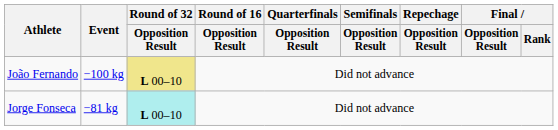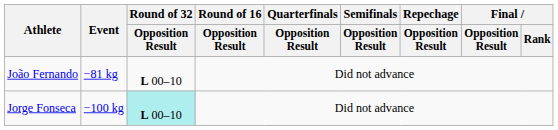(104, 74) −100 kg -> (101, 74) −81 kg
(161, 81) khaki background -> (161, 81) no background
(101, 108) −81 kg -> (104, 108) −100 kg
